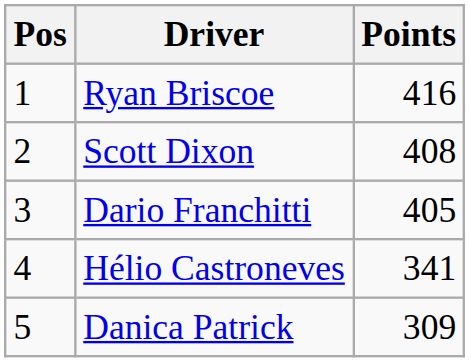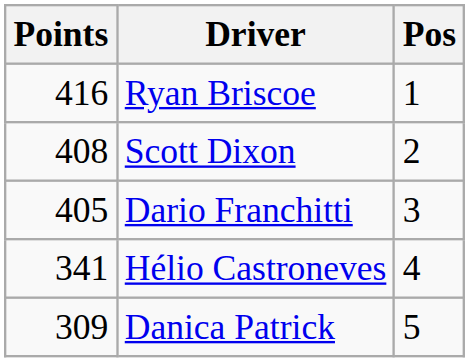columns swapped: (40, 34) <-> (409, 34)
